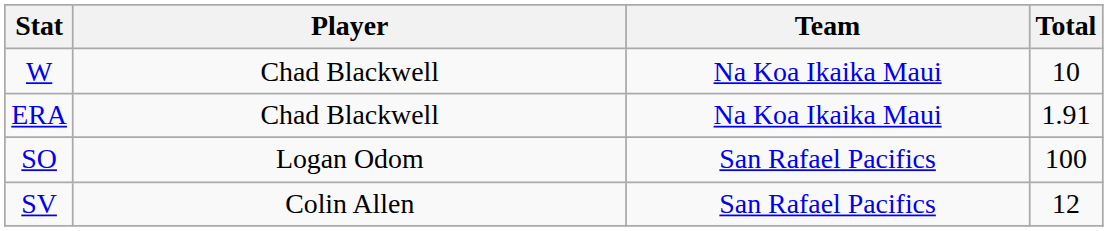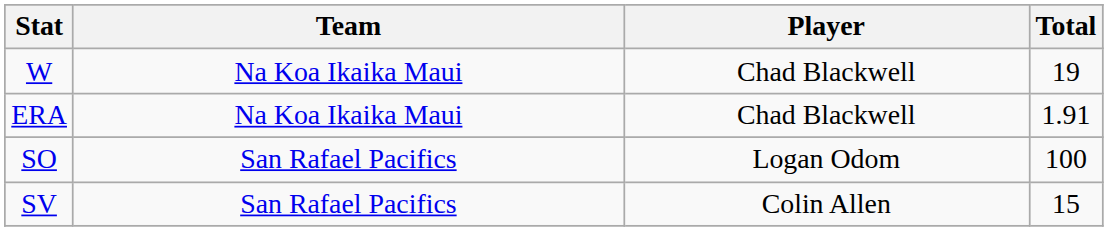columns swapped: (350, 26) <-> (828, 26)
(1066, 70) 10 -> (1066, 70) 19
(1066, 203) 12 -> (1066, 203) 15
